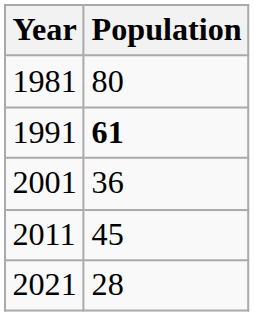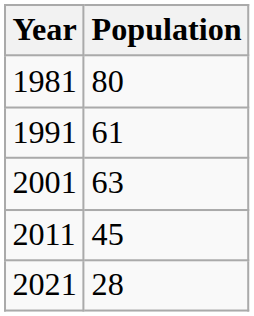(108, 132) bold -> (108, 132) normal
(108, 183) 36 -> (108, 183) 63
